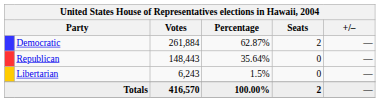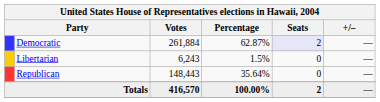(319, 43) no background -> (319, 43) lavender background
rows swapped: (38, 59) <-> (37, 74)
